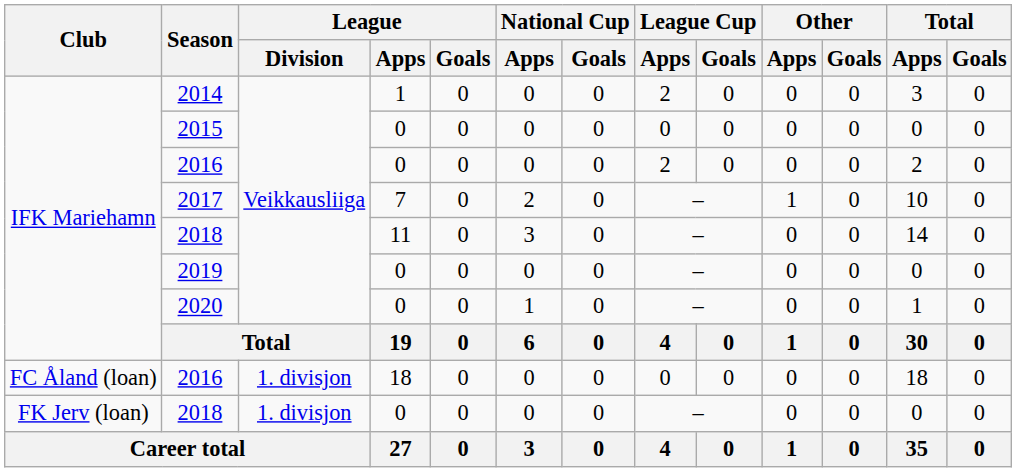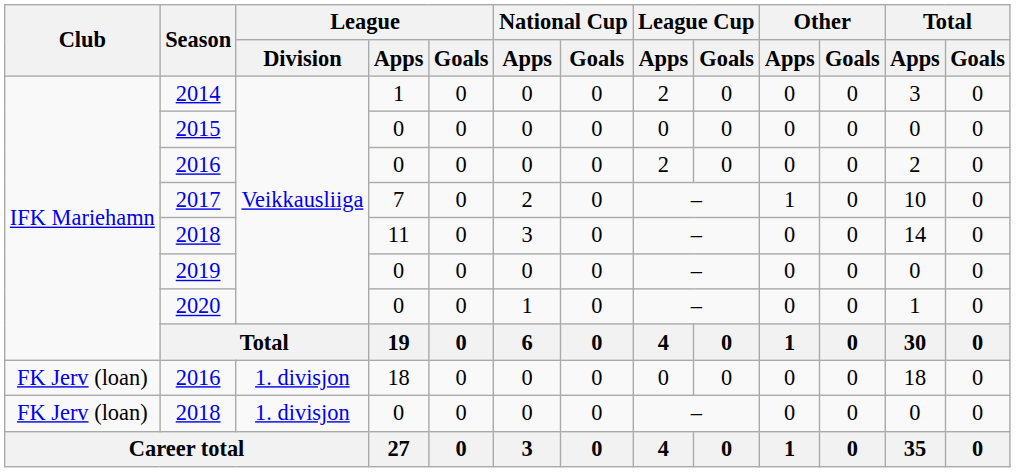(83, 377) FC Åland (loan) -> (82, 377) FK Jerv (loan)
